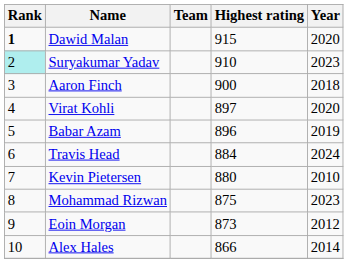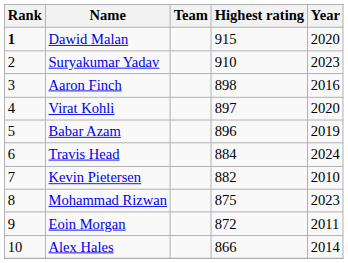(11, 62) paleturquoise background -> (11, 62) no background
(226, 85) 900 -> (226, 85) 898
(325, 85) 2018 -> (325, 85) 2016
(226, 177) 880 -> (226, 177) 882
(226, 223) 873 -> (226, 223) 872
(325, 223) 2012 -> (325, 223) 2011
